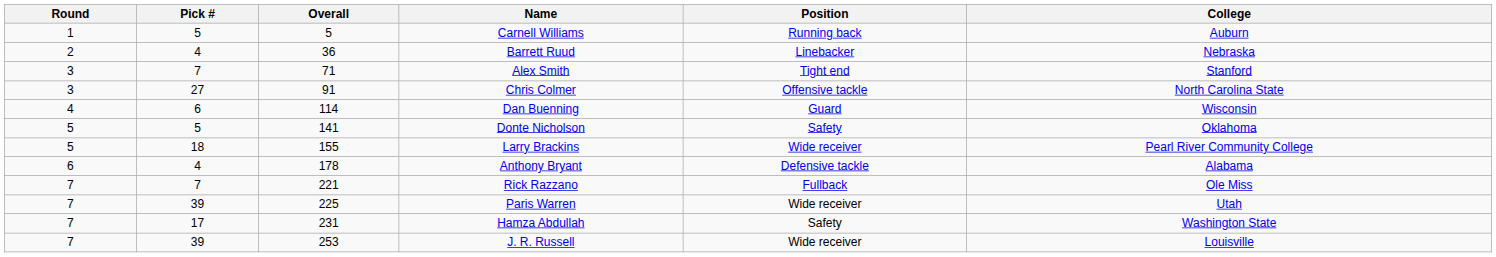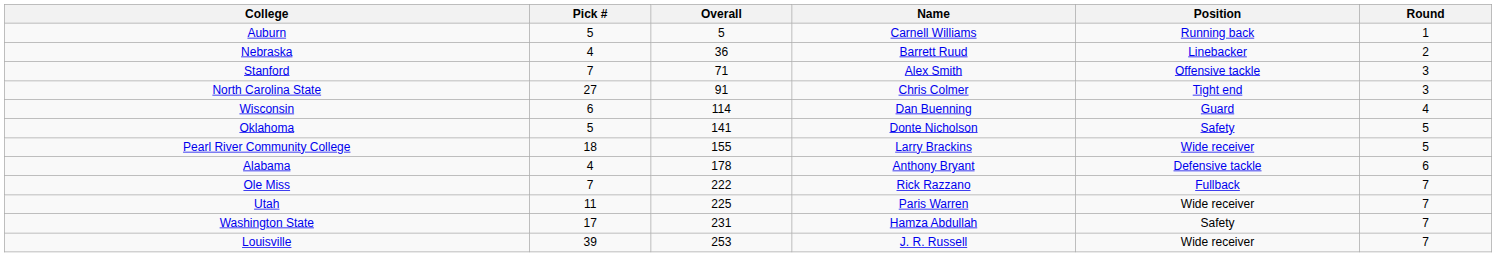columns swapped: (70, 14) <-> (1229, 14)
(825, 71) Tight end -> (1218, 71) Offensive tackle
(825, 90) Offensive tackle -> (1218, 90) Tight end
(329, 185) 221 -> (721, 185) 222
(197, 204) 39 -> (590, 204) 11
